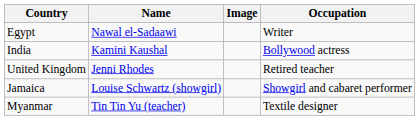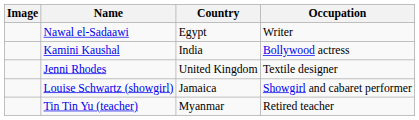columns swapped: (242, 13) <-> (46, 13)
(298, 69) Retired teacher -> (300, 69) Textile designer
(300, 106) Textile designer -> (298, 106) Retired teacher
